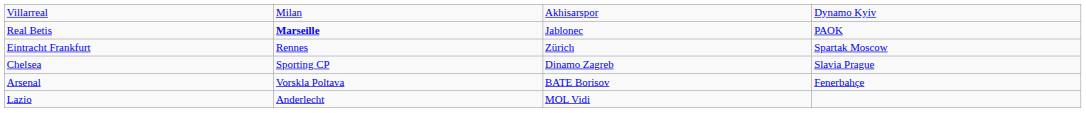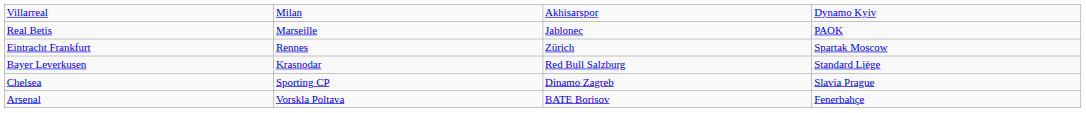(298, 30) bold -> (297, 30) normal
+ row: (47, 64)
- row: (19, 99)
